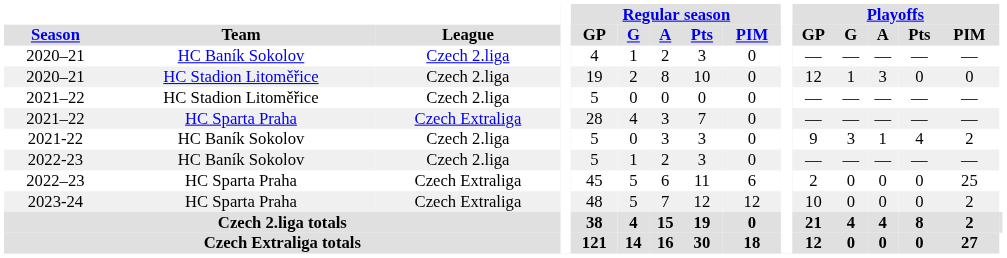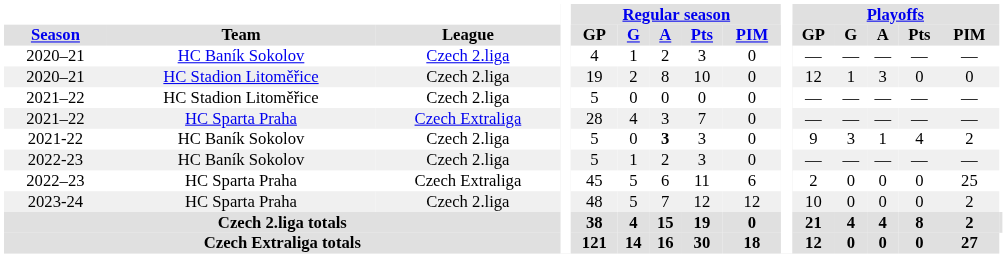(665, 139) normal -> (665, 139) bold
(468, 201) Czech Extraliga -> (468, 201) Czech 2.liga
